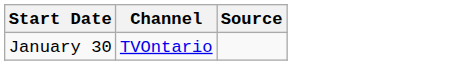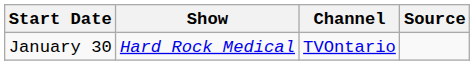+ column: (207, 19)
